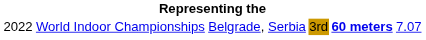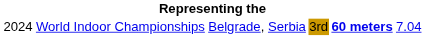(18, 26) 2022 -> (18, 26) 2024
(409, 26) 7.07 -> (409, 26) 7.04
